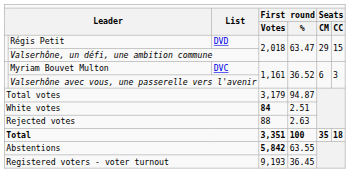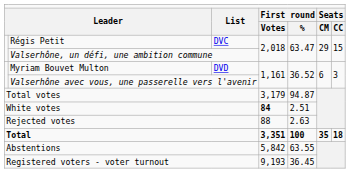(221, 42) DVD -> (221, 42) DVC
(221, 68) DVC -> (221, 68) DVD
(273, 148) bold -> (273, 148) normal
